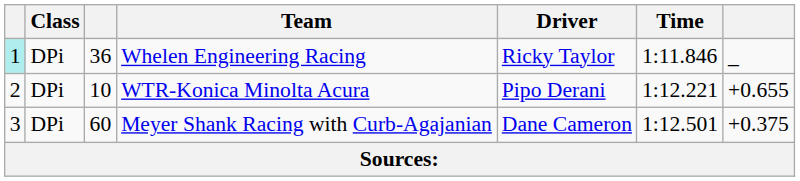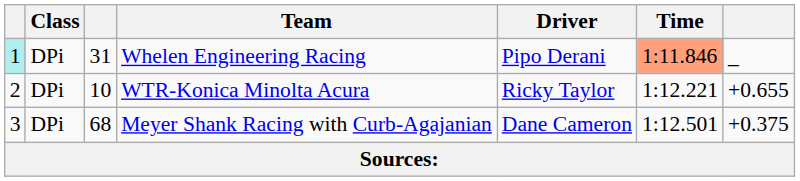(100, 55) 36 -> (100, 55) 31
(558, 55) Ricky Taylor -> (554, 55) Pipo Derani
(680, 55) no background -> (680, 55) lightsalmon background
(554, 90) Pipo Derani -> (558, 90) Ricky Taylor
(100, 124) 60 -> (100, 124) 68
